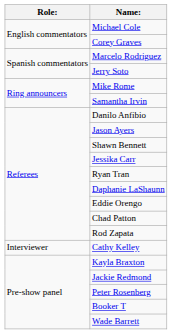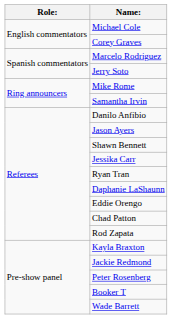- row: (116, 247)
